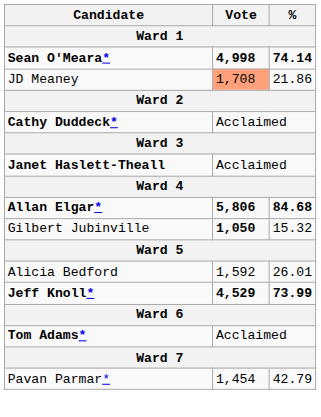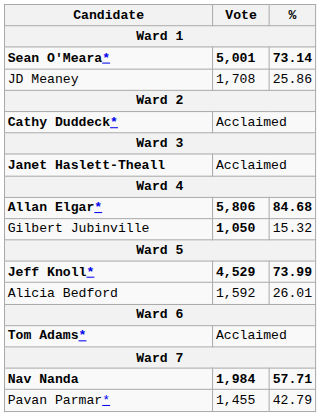(236, 58) 4,998 -> (236, 58) 5,001
(292, 58) 74.14 -> (292, 58) 73.14
(236, 79) lightsalmon background -> (236, 79) no background
(292, 79) 21.86 -> (292, 79) 25.86
rows swapped: (51, 293) <-> (63, 272)
+ row: (43, 379)
(236, 379) 1,454 -> (236, 400) 1,455
